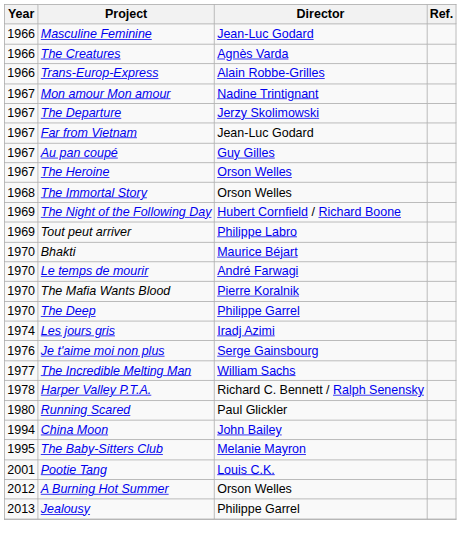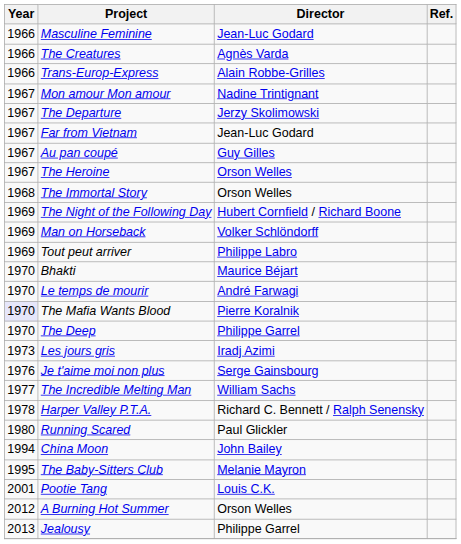+ row: (93, 232)
(21, 291) no background -> (21, 311) lavender background
(21, 331) 1974 -> (21, 350) 1973
